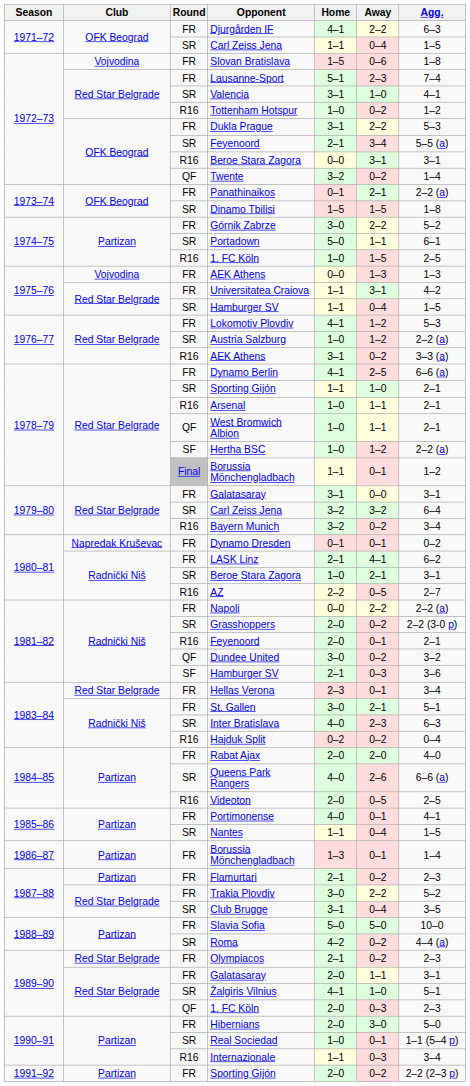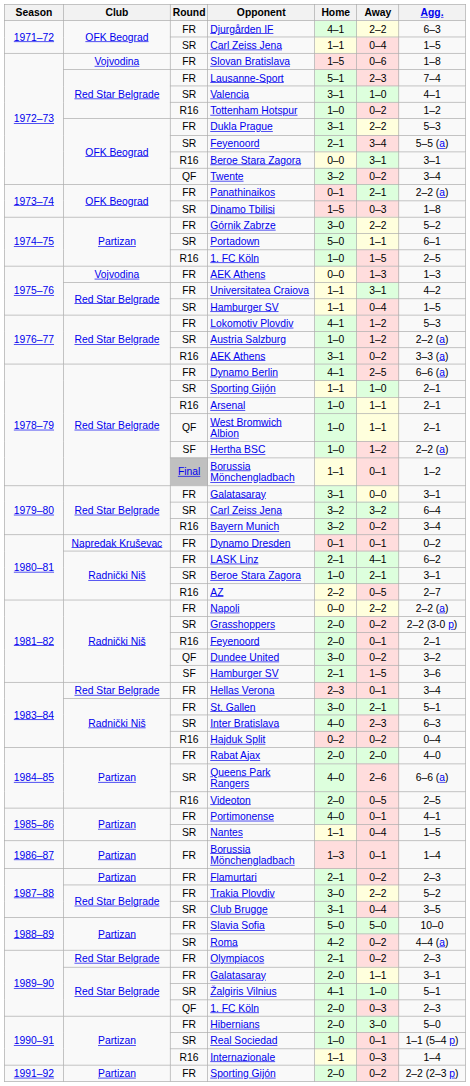(432, 176) 1–4 -> (432, 176) 3–4
(378, 209) 1–5 -> (378, 209) 0–3
(378, 674) 0–3 -> (378, 674) 1–5
(432, 1057) 3–4 -> (432, 1057) 1–4
